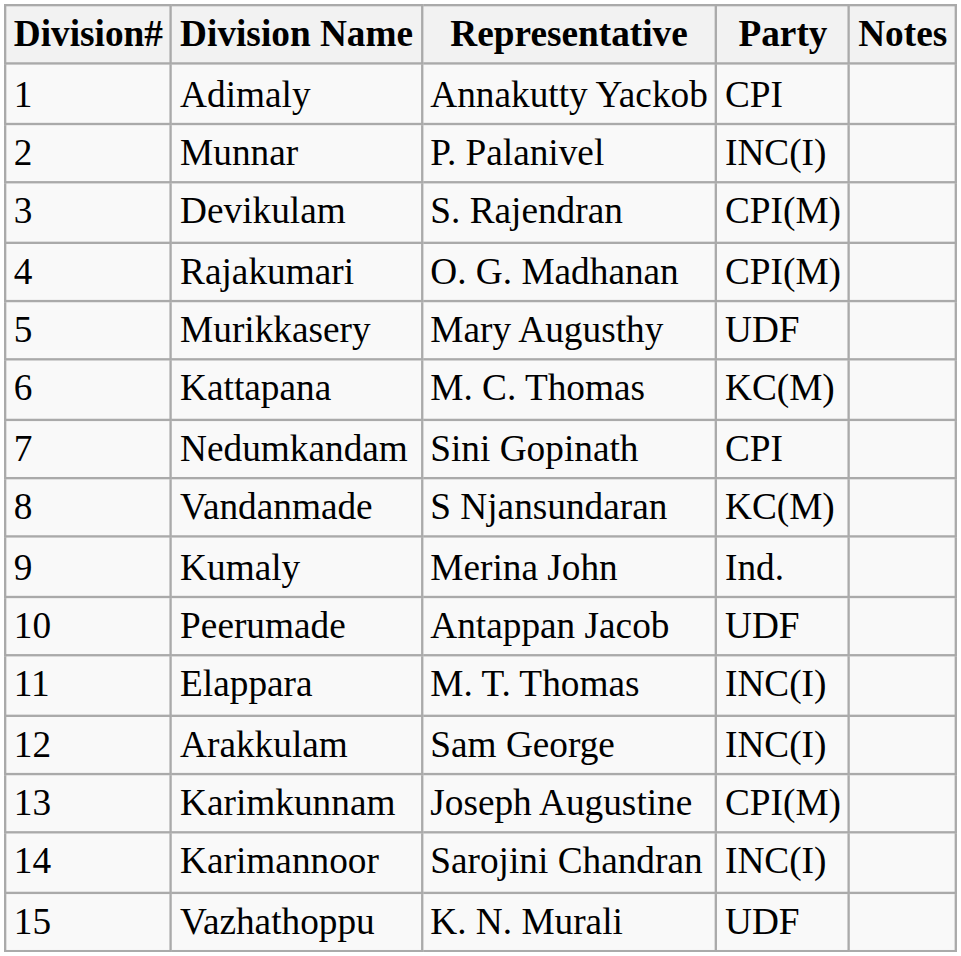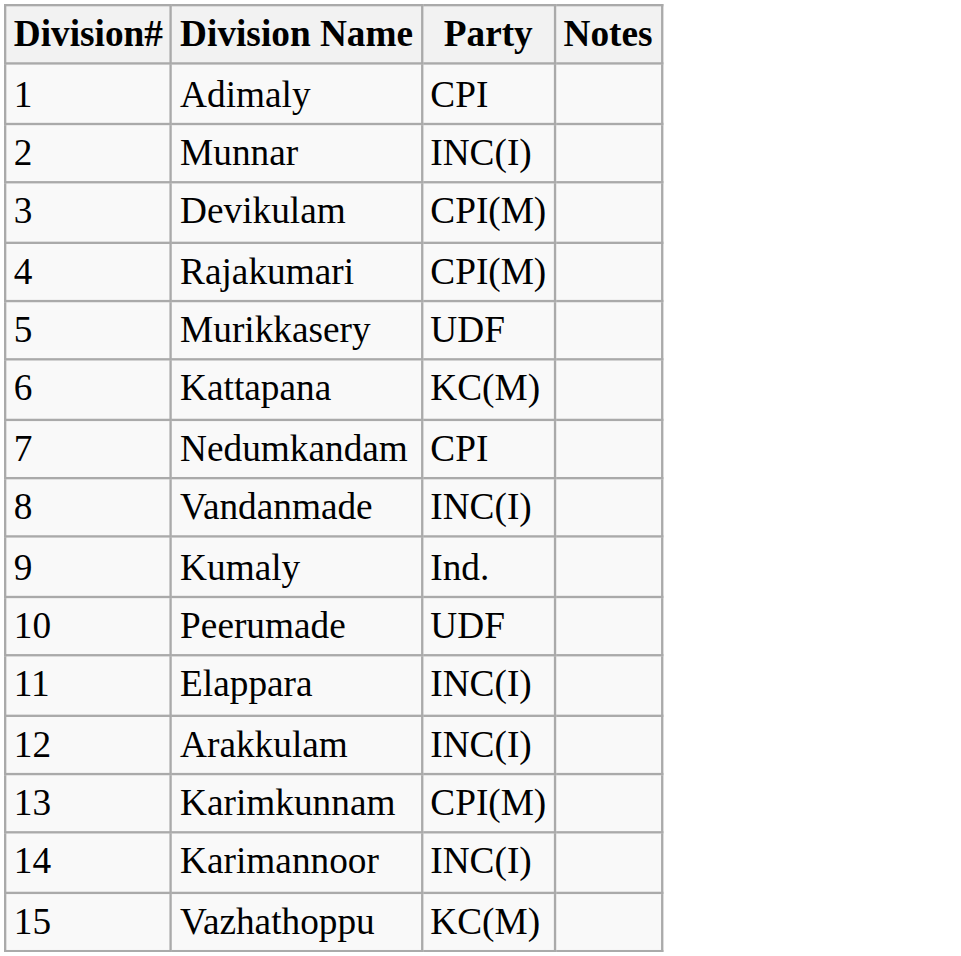- column: (569, 34)
(780, 507) KC(M) -> (481, 507) INC(I)
(762, 920) UDF -> (485, 920) KC(M)
